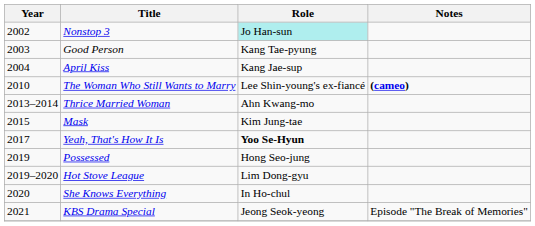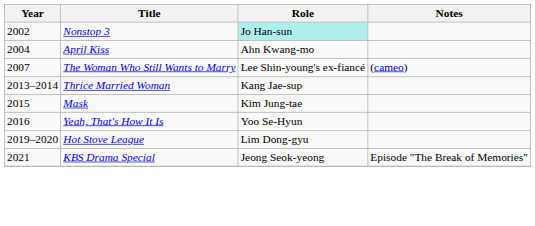- row: (93, 49)
(271, 67) Kang Jae-sup -> (277, 49) Ahn Kwang-mo
(18, 85) 2010 -> (18, 67) 2007
(390, 85) bold -> (389, 67) normal
(277, 103) Ahn Kwang-mo -> (271, 85) Kang Jae-sup
(18, 139) 2017 -> (18, 121) 2016
(272, 139) bold -> (271, 121) normal
- row: (86, 157)
- row: (115, 193)
